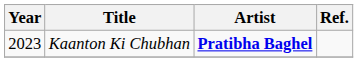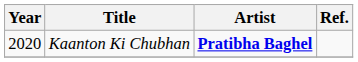(25, 43) 2023 -> (25, 43) 2020
